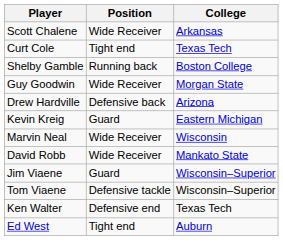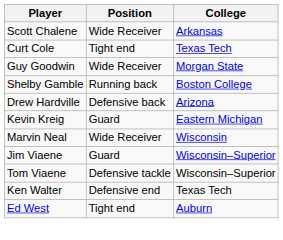rows swapped: (45, 66) <-> (41, 84)
- row: (36, 155)
